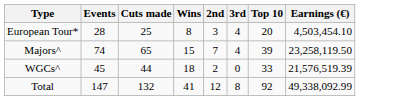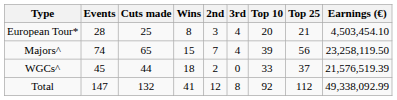+ column: (304, 13)
